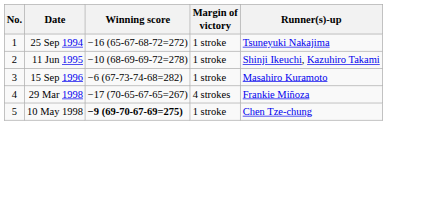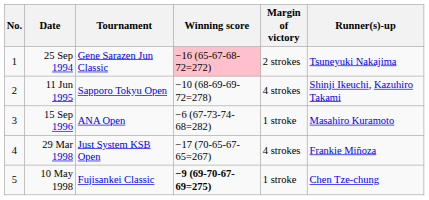+ column: (124, 25)
(138, 43) no background -> (208, 61) pink background
(209, 43) 1 stroke -> (282, 61) 2 strokes
(209, 60) 1 stroke -> (282, 91) 4 strokes
